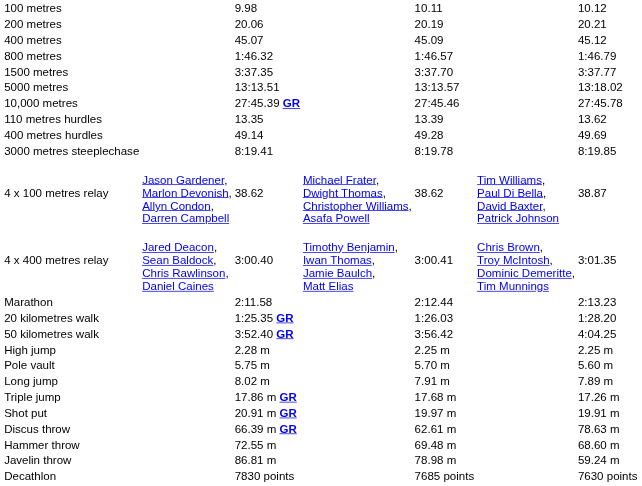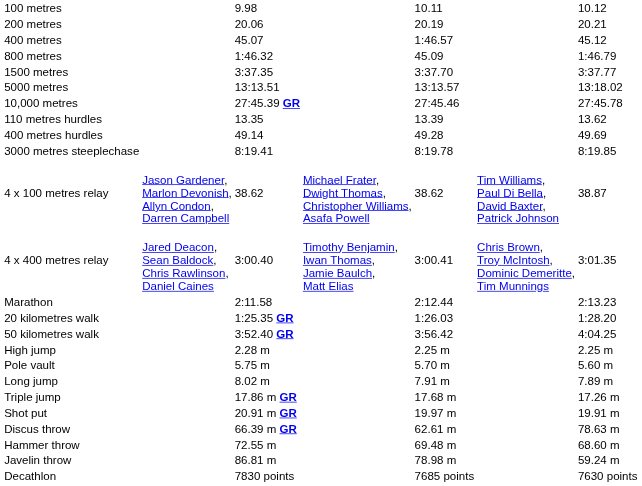(429, 40) 45.09 -> (434, 40) 1:46.57
(434, 56) 1:46.57 -> (429, 56) 45.09
